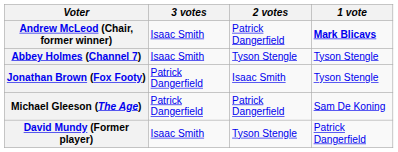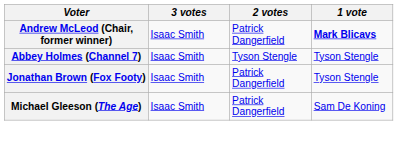(177, 78) Patrick Dangerfield -> (177, 78) Isaac Smith
(259, 78) Isaac Smith -> (258, 78) Patrick Dangerfield
(177, 106) Patrick Dangerfield -> (177, 106) Isaac Smith
- row: (76, 134)
